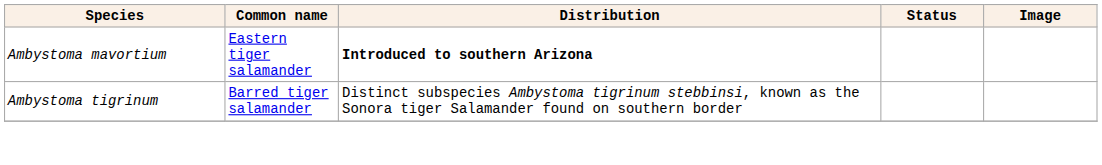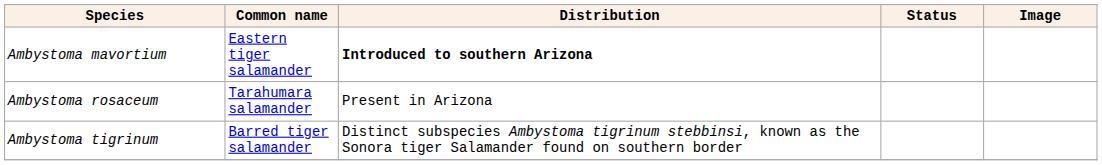+ row: (83, 101)
